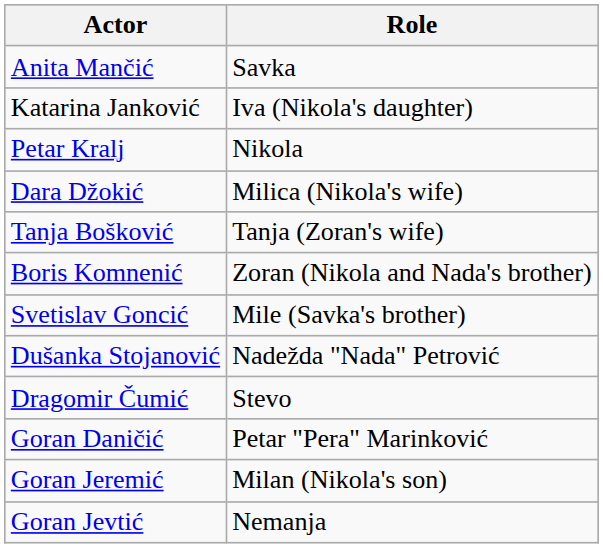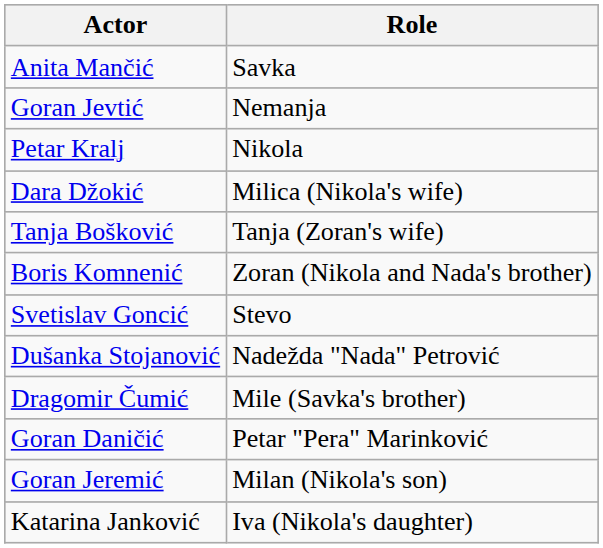rows swapped: (77, 521) <-> (105, 107)
(349, 314) Mile (Savka's brother) -> (262, 314) Stevo
(262, 397) Stevo -> (349, 397) Mile (Savka's brother)
